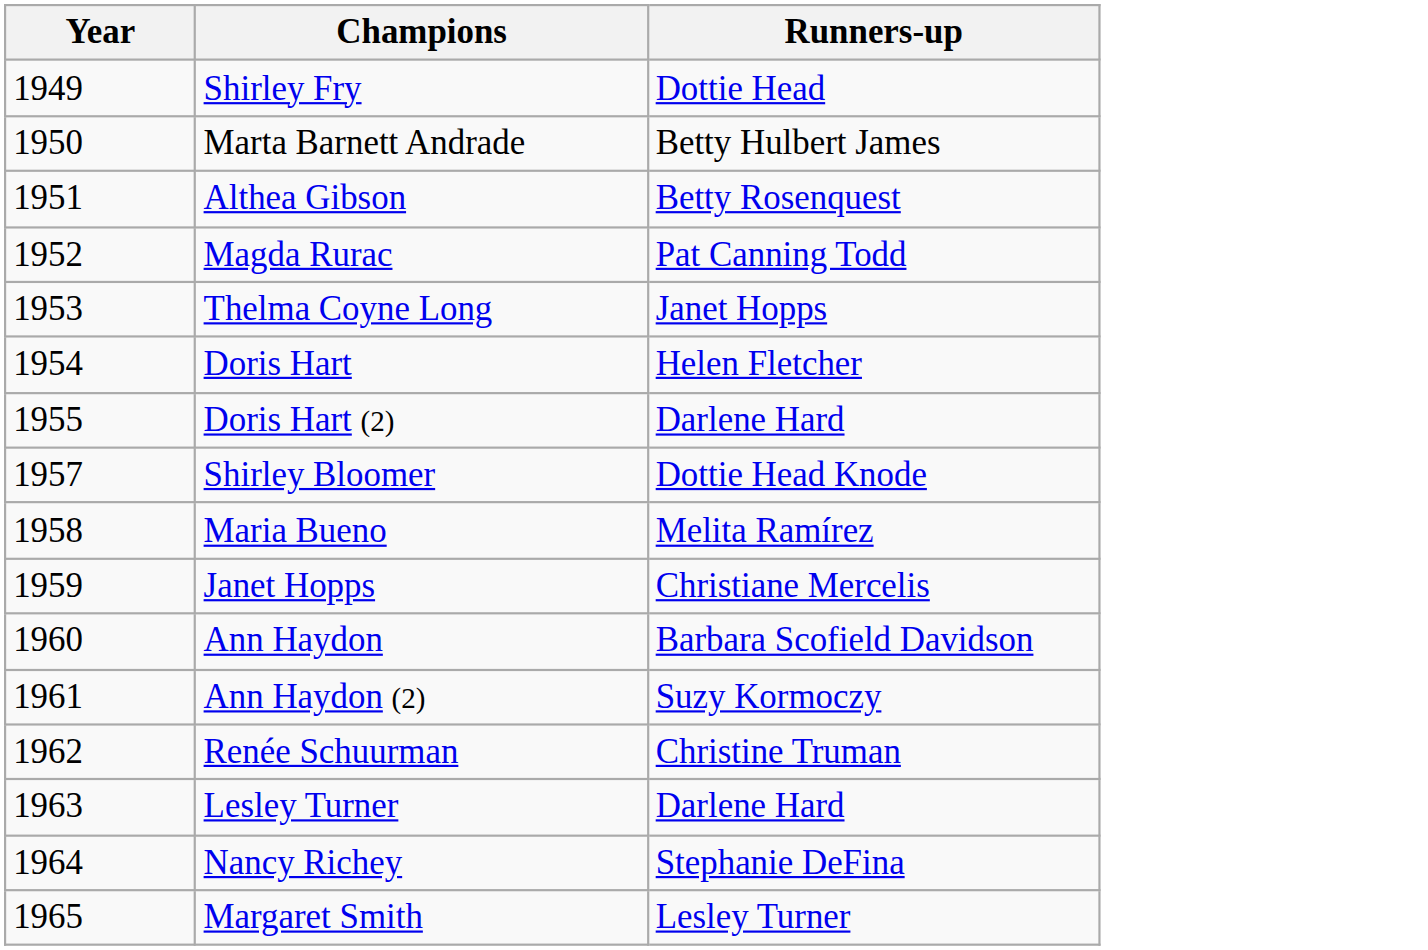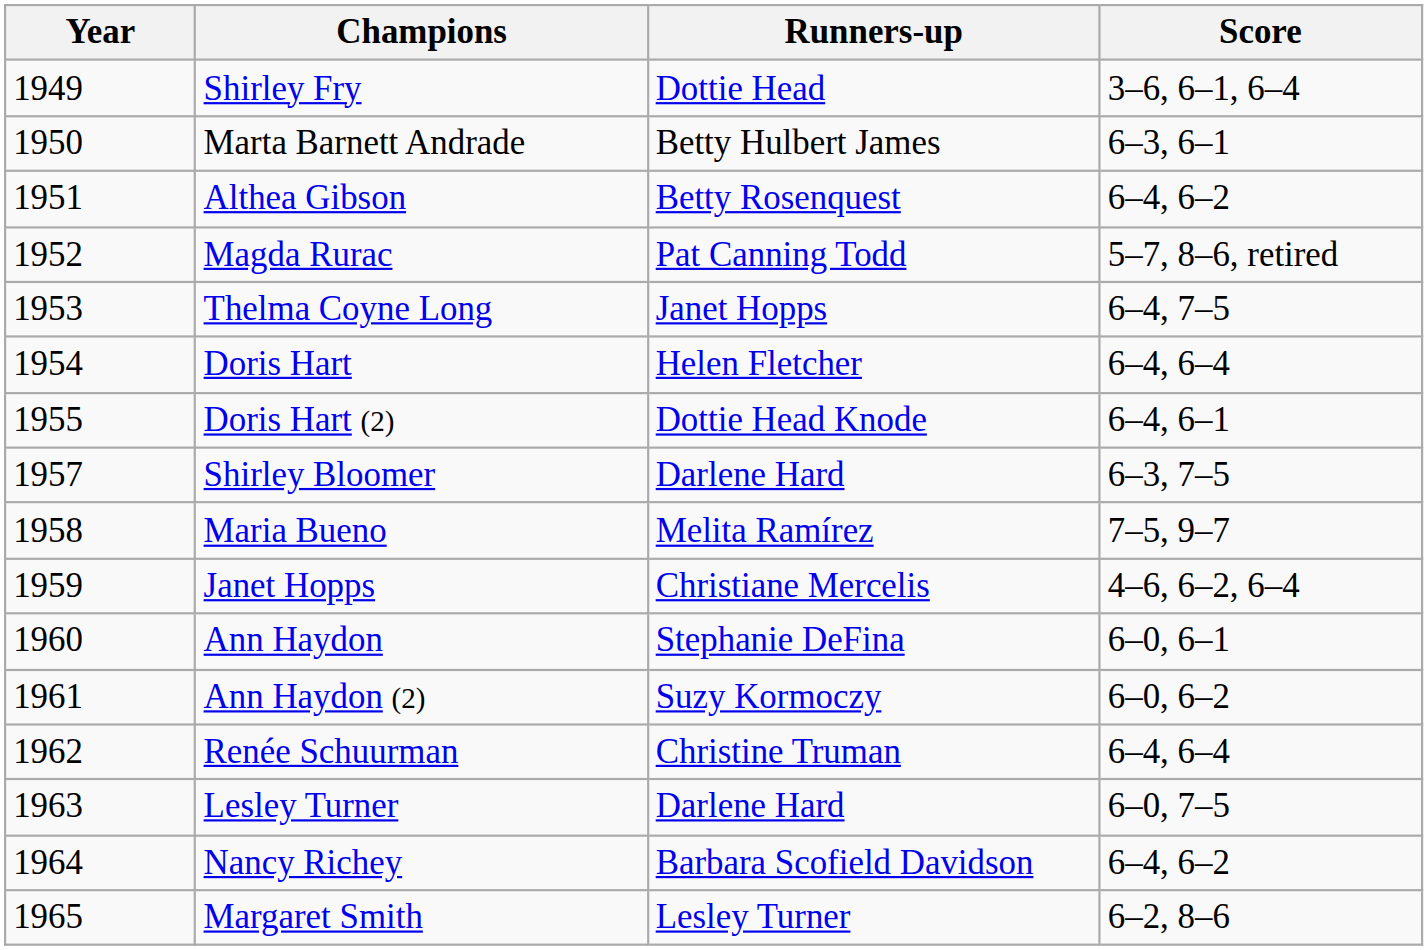+ column: (1260, 32)
(750, 419) Darlene Hard -> (791, 419) Dottie Head Knode
(791, 474) Dottie Head Knode -> (750, 474) Darlene Hard
(845, 640) Barbara Scofield Davidson -> (780, 640) Stephanie DeFina
(780, 861) Stephanie DeFina -> (845, 861) Barbara Scofield Davidson
